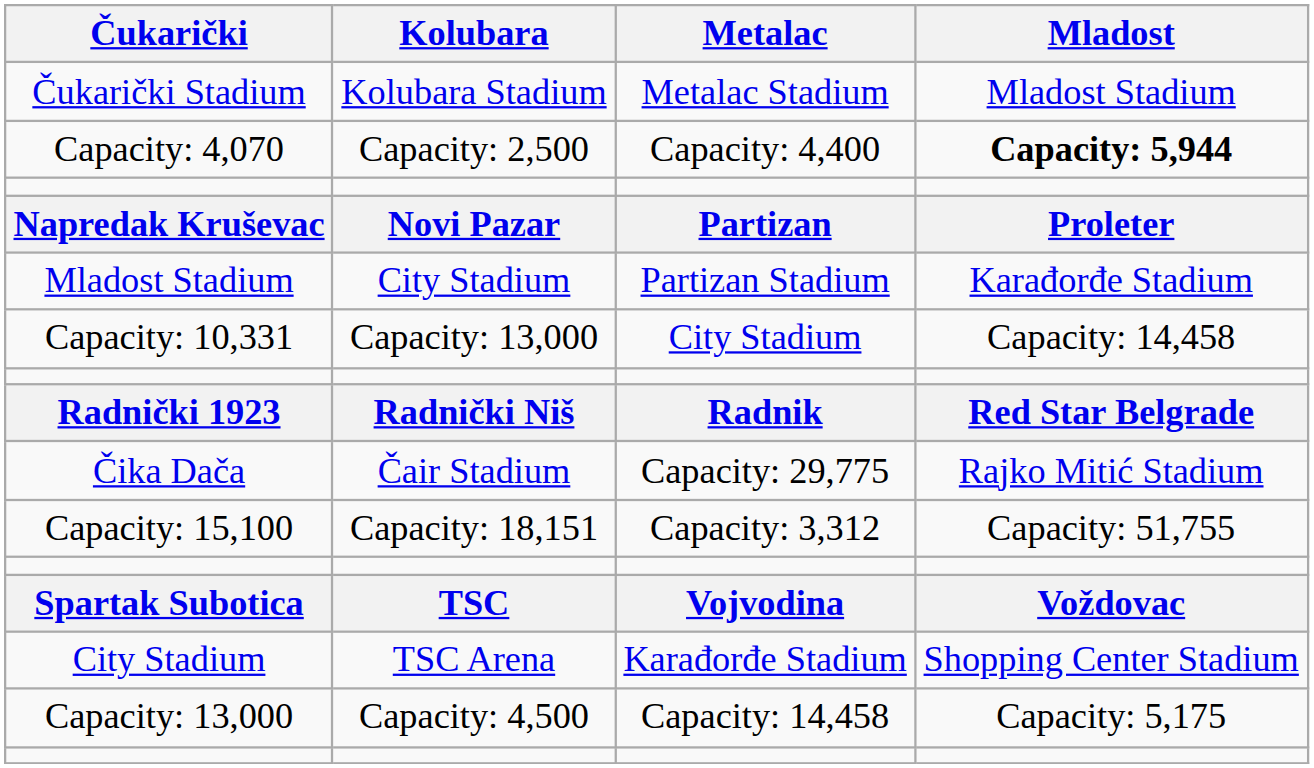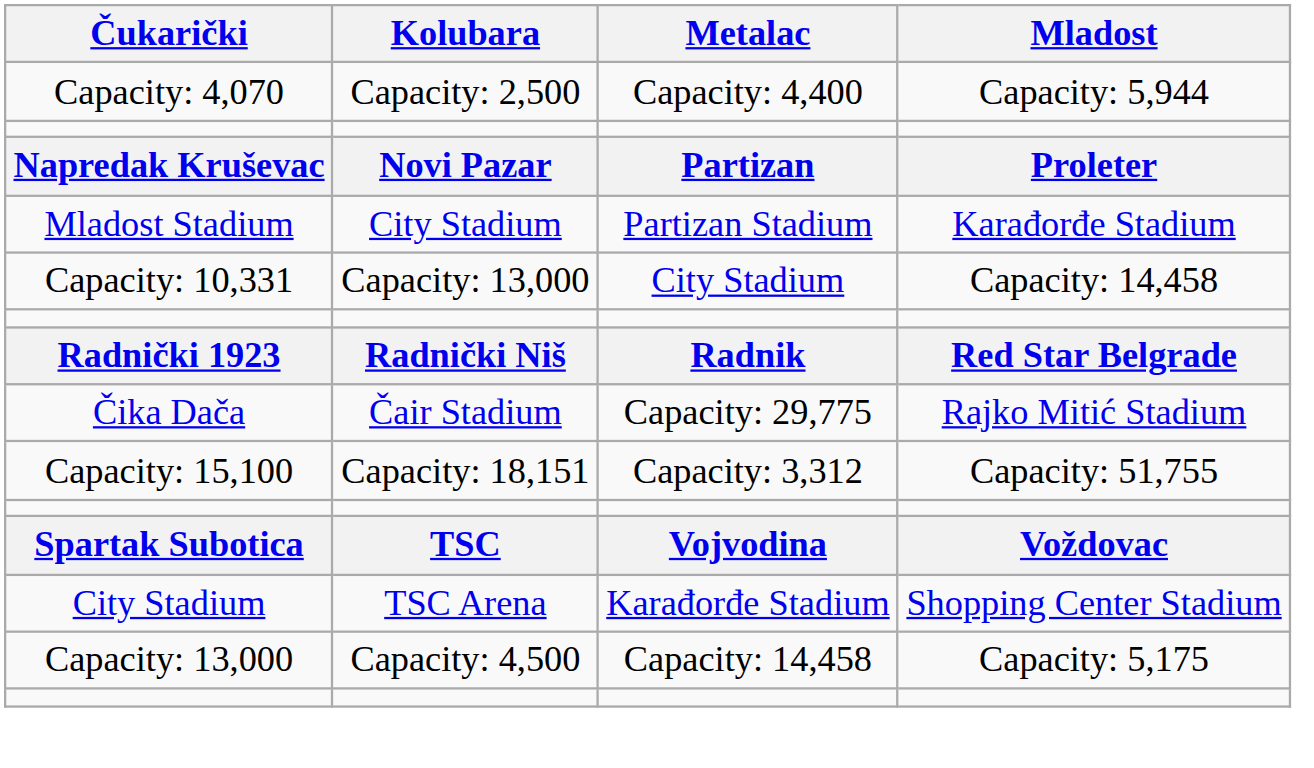- row: (169, 90)
(1111, 148) bold -> (1094, 90) normal
